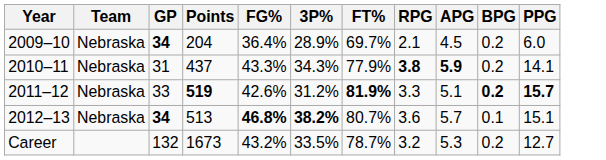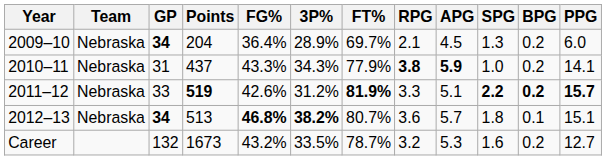+ column: (498, 17)
